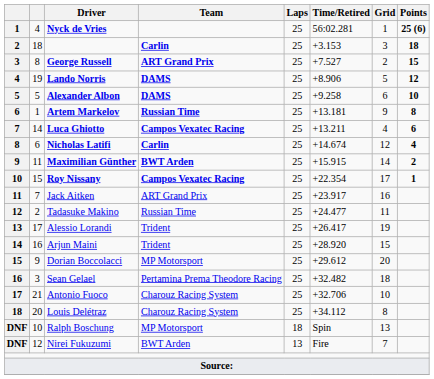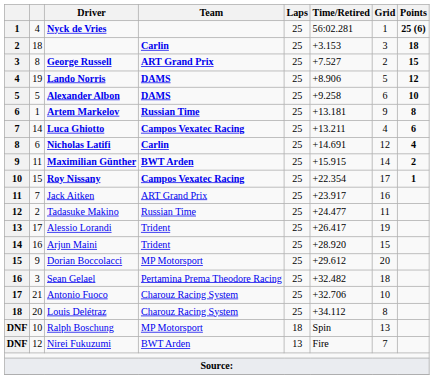(329, 145) +14.674 -> (329, 145) +14.691
